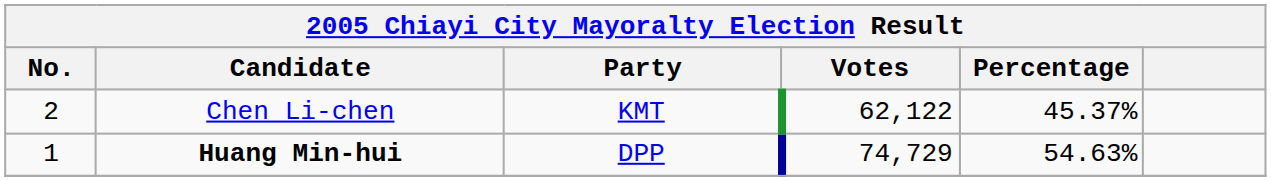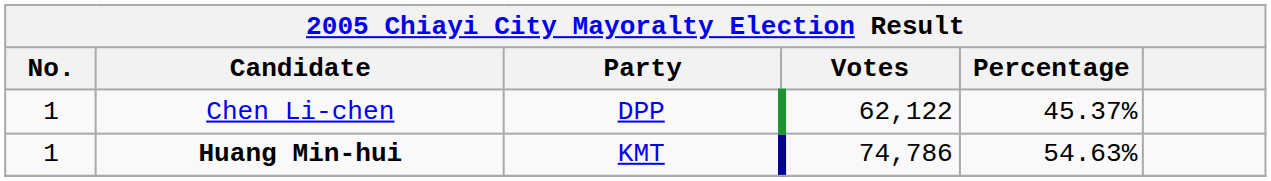(51, 111) 2 -> (51, 111) 1
(641, 111) KMT -> (641, 111) DPP
(641, 154) DPP -> (641, 154) KMT
(906, 154) 74,729 -> (906, 154) 74,786
